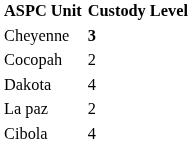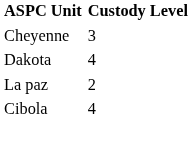(92, 35) bold -> (92, 35) normal
- row: (33, 60)
